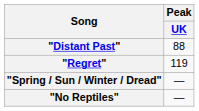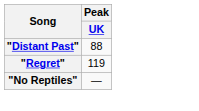- row: (84, 81)
